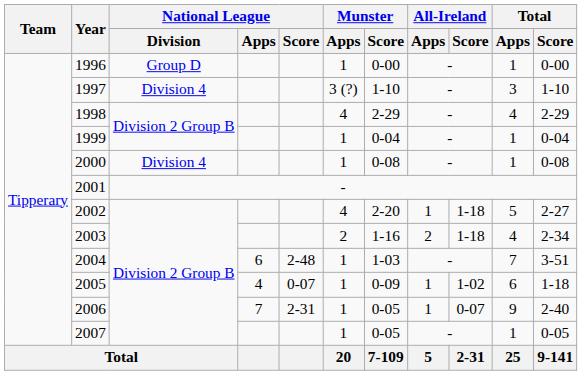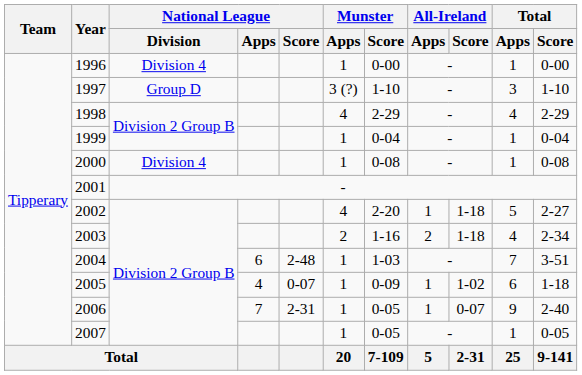(174, 65) Group D -> (174, 65) Division 4
(174, 89) Division 4 -> (174, 89) Group D
